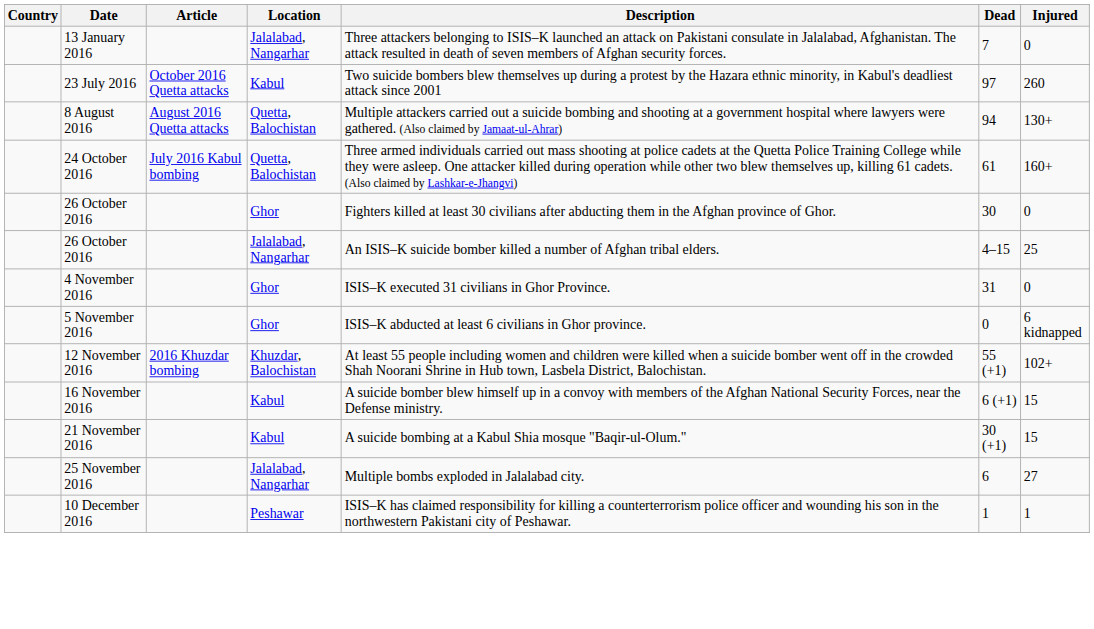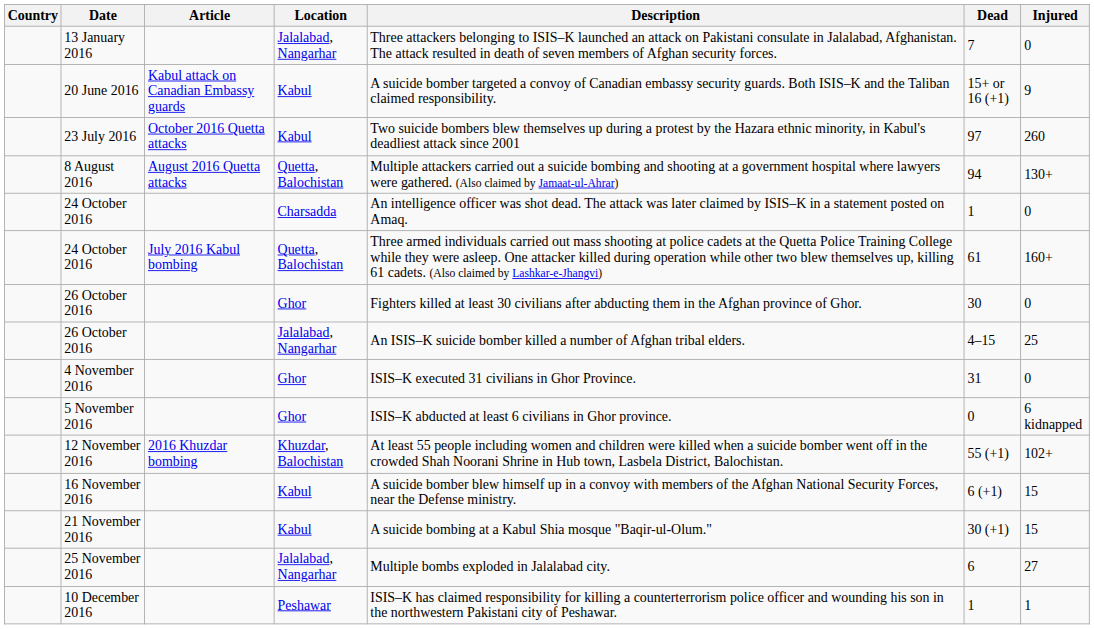+ row: (101, 91)
+ row: (95, 212)
